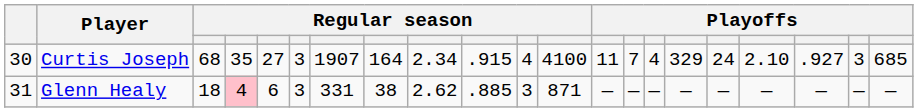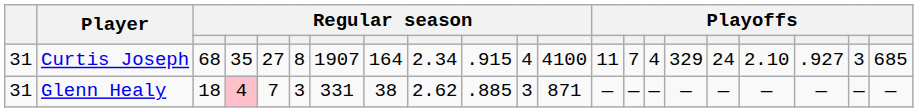(21, 60) 30 -> (21, 60) 31
(299, 60) 3 -> (299, 60) 8
(273, 91) 6 -> (273, 91) 7
